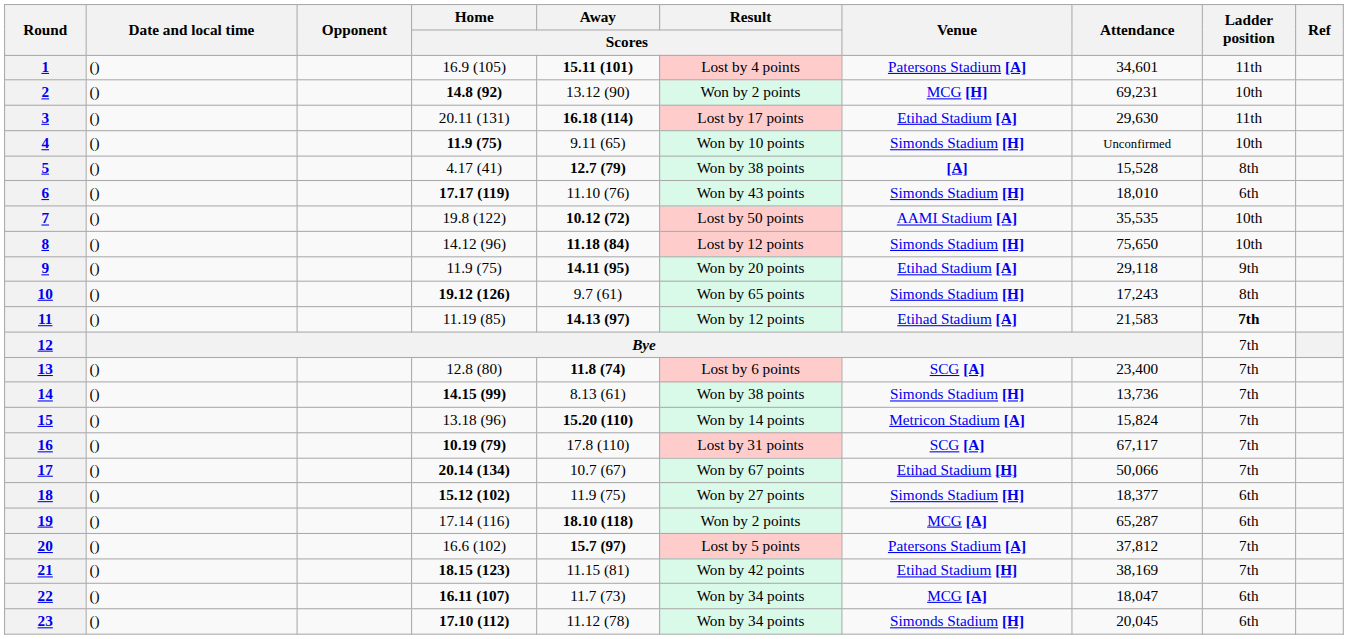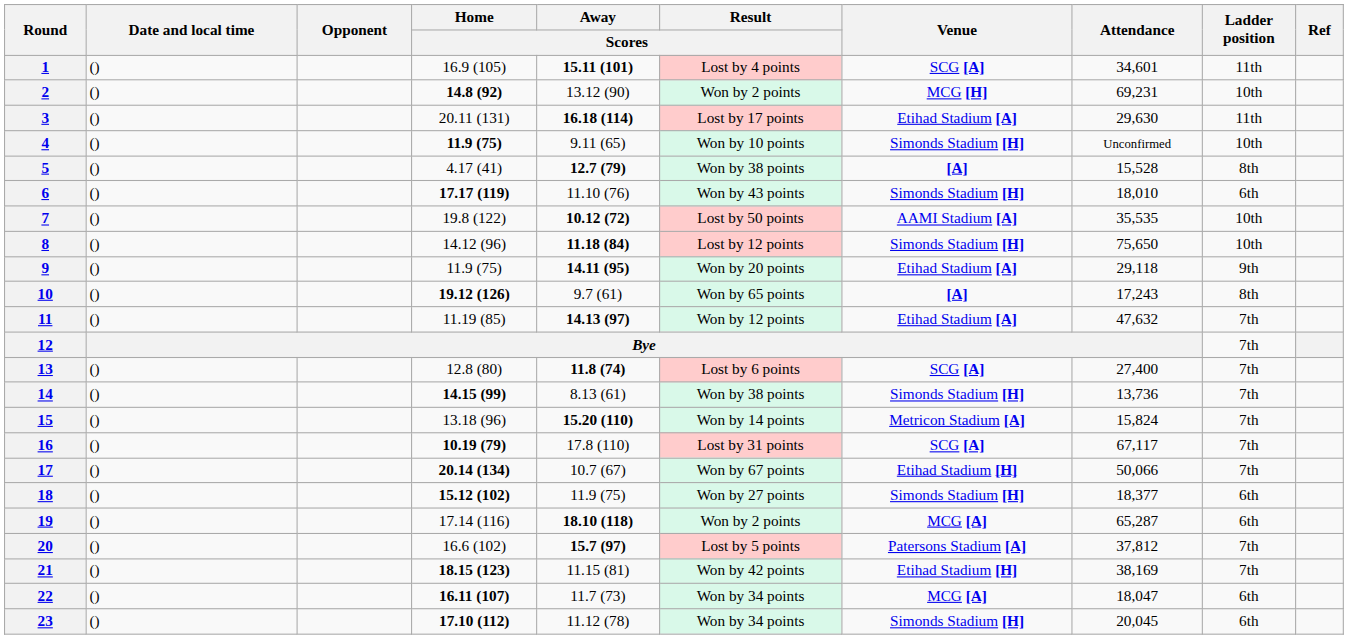(957, 67) Patersons Stadium [A] -> (957, 67) SCG [A]
(957, 294) Simonds Stadium [H] -> (957, 294) [A]
(1137, 319) 21,583 -> (1137, 319) 47,632
(1249, 319) bold -> (1249, 319) normal
(1137, 369) 23,400 -> (1137, 369) 27,400
